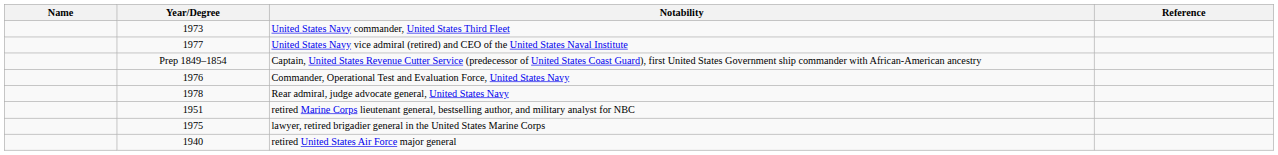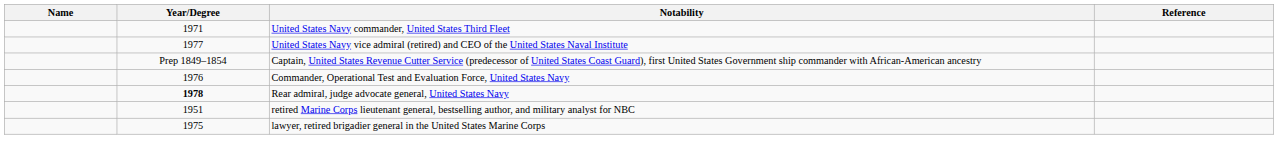(193, 28) 1973 -> (193, 28) 1971
(193, 93) normal -> (193, 93) bold
- row: (364, 142)
